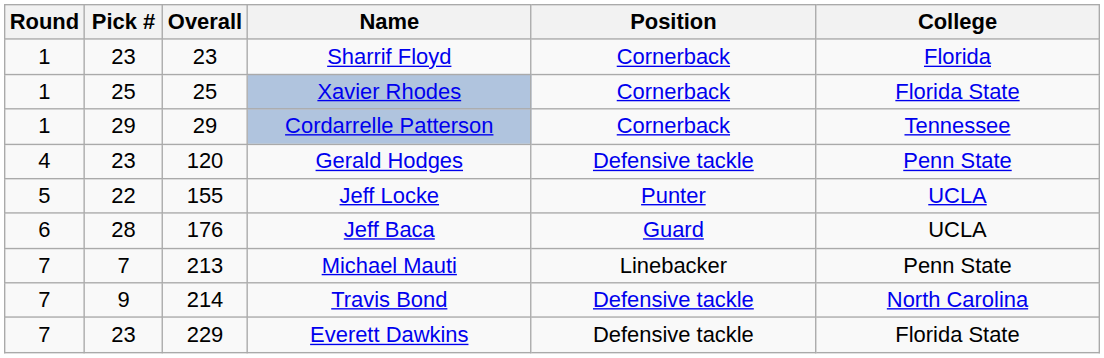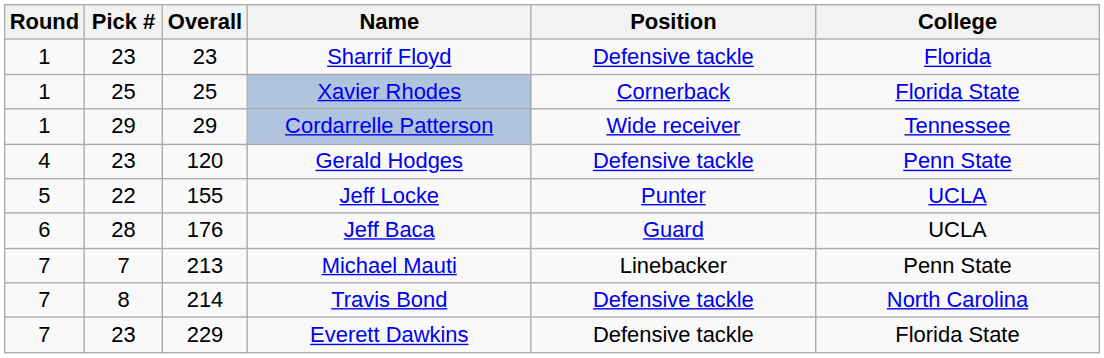(673, 56) Cornerback -> (673, 56) Defensive tackle
(673, 126) Cornerback -> (673, 126) Wide receiver
(123, 299) 9 -> (123, 299) 8
